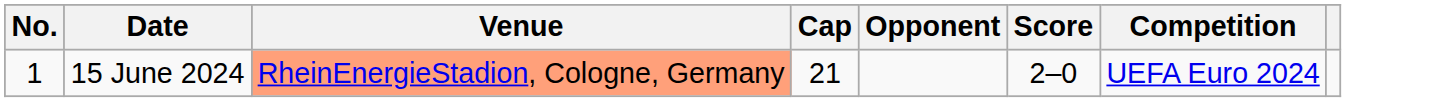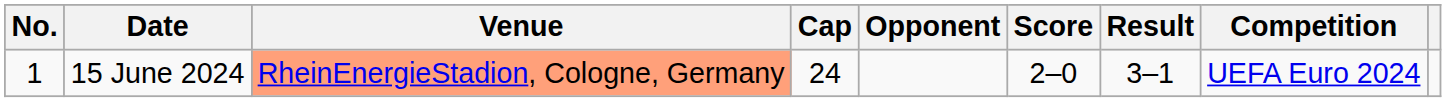+ column: (1150, 27)
(825, 72) 21 -> (825, 72) 24
